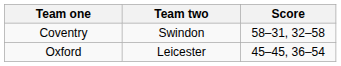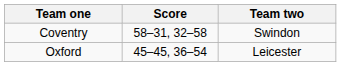columns swapped: (181, 14) <-> (288, 14)
